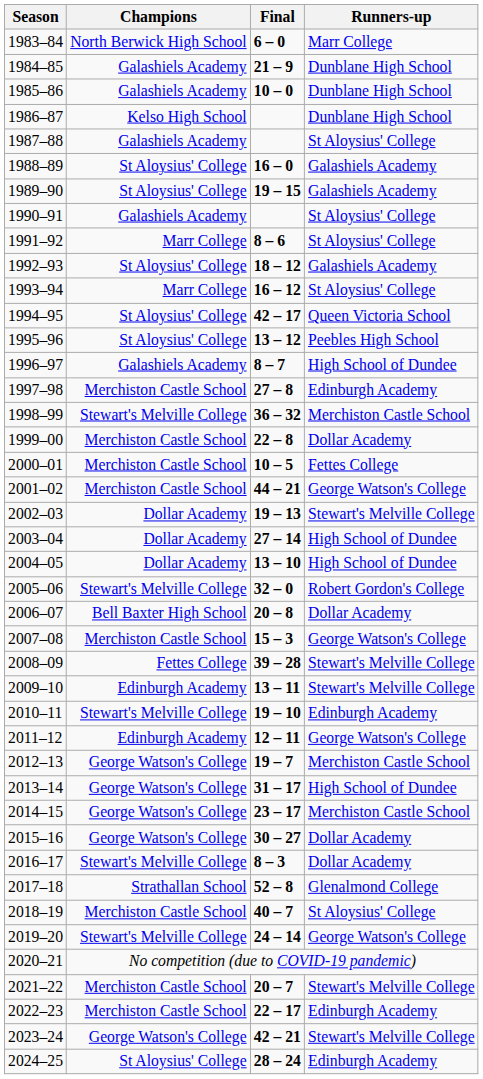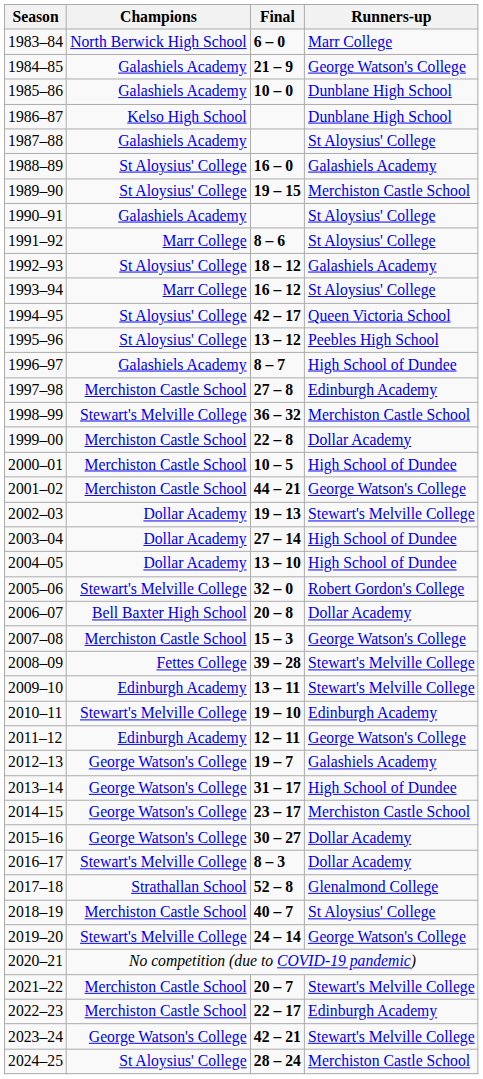(380, 66) Dunblane High School -> (387, 66) George Watson's College
(372, 191) Galashiels Academy -> (389, 191) Merchiston Castle School
(353, 464) Fettes College -> (382, 464) High School of Dundee
(389, 762) Merchiston Castle School -> (372, 762) Galashiels Academy
(373, 1061) Edinburgh Academy -> (389, 1061) Merchiston Castle School
